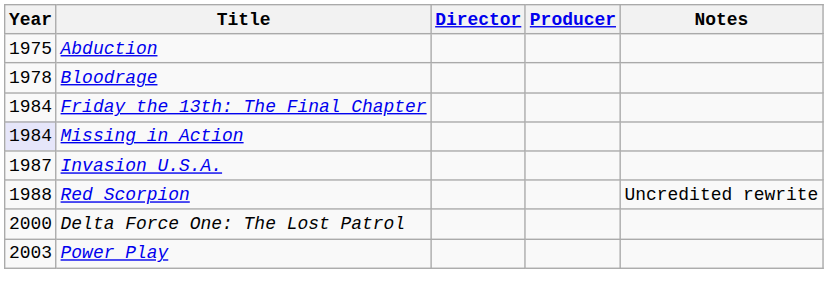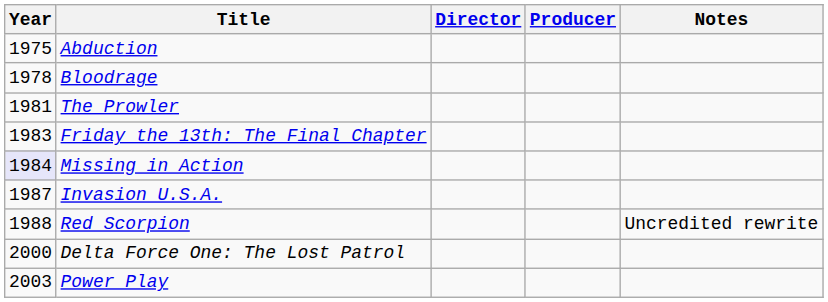+ row: (120, 107)
(31, 107) 1984 -> (31, 136) 1983
